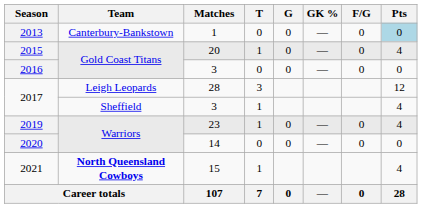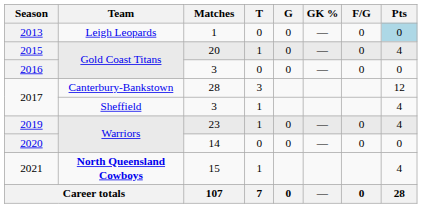(121, 32) Canterbury-Bankstown -> (121, 32) Leigh Leopards
(121, 88) Leigh Leopards -> (121, 88) Canterbury-Bankstown
